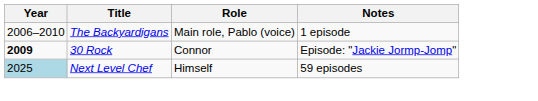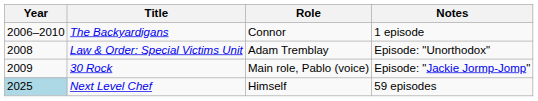(234, 31) Main role, Pablo (voice) -> (267, 31) Connor
+ row: (156, 50)
(20, 50) bold -> (20, 68) normal
(193, 50) Connor -> (308, 68) Main role, Pablo (voice)
